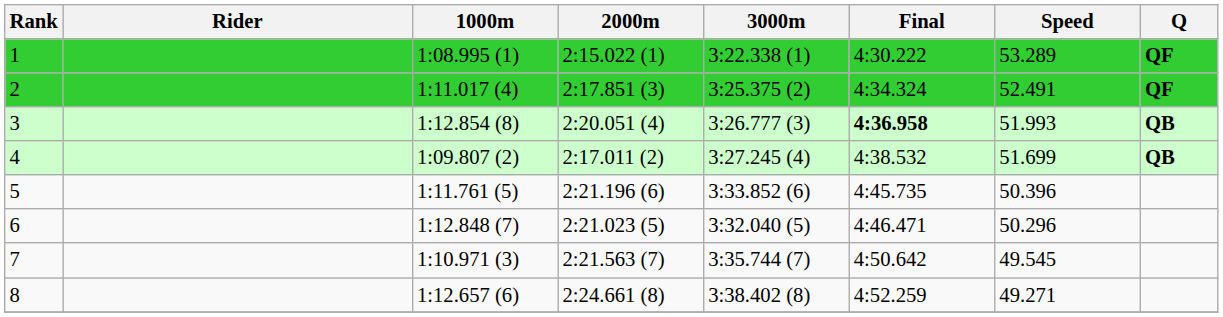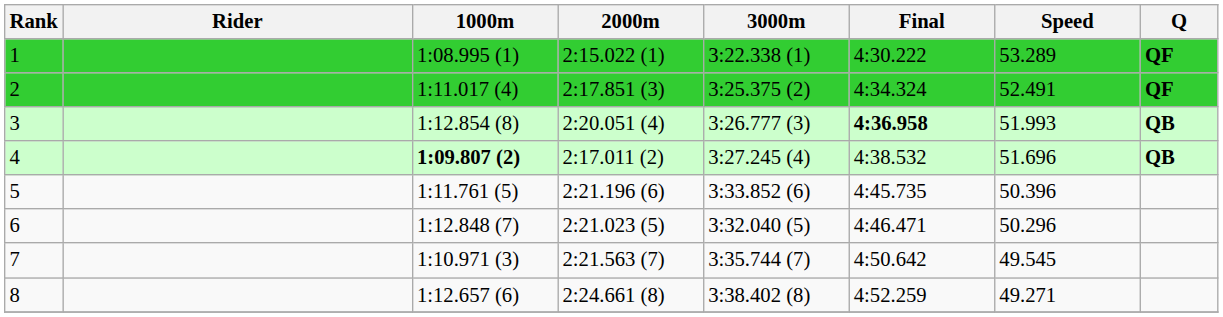(468, 158) normal -> (469, 158) bold
(1028, 158) 51.699 -> (1028, 158) 51.696
